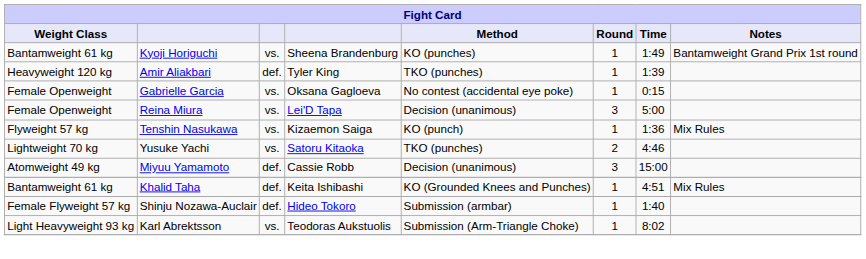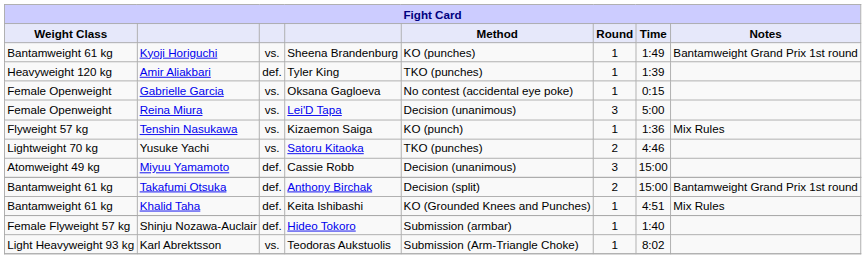+ row: (183, 187)
